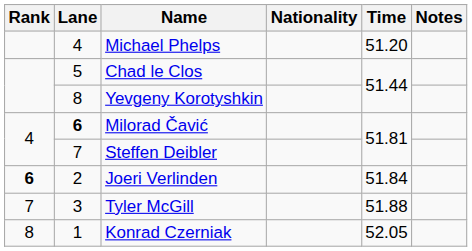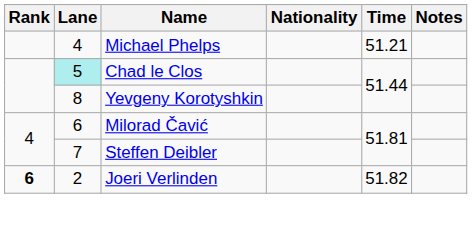(386, 44) 51.20 -> (386, 44) 51.21
(78, 71) no background -> (78, 71) paleturquoise background
(78, 125) bold -> (78, 125) normal
(386, 179) 51.84 -> (386, 179) 51.82
- row: (149, 206)
- row: (168, 233)
